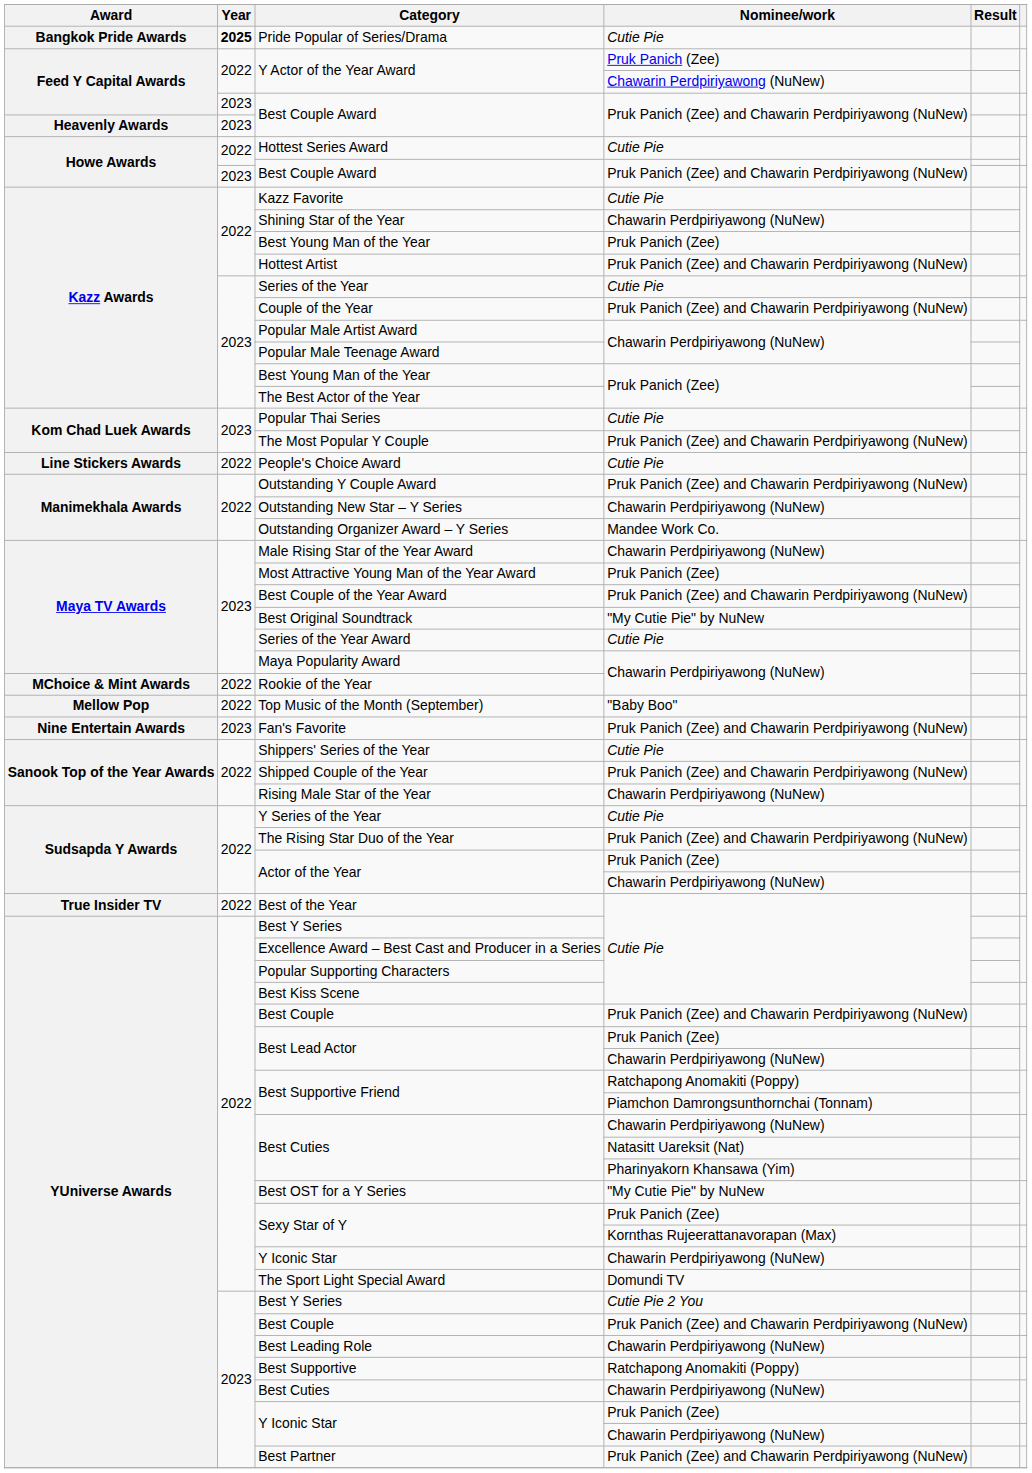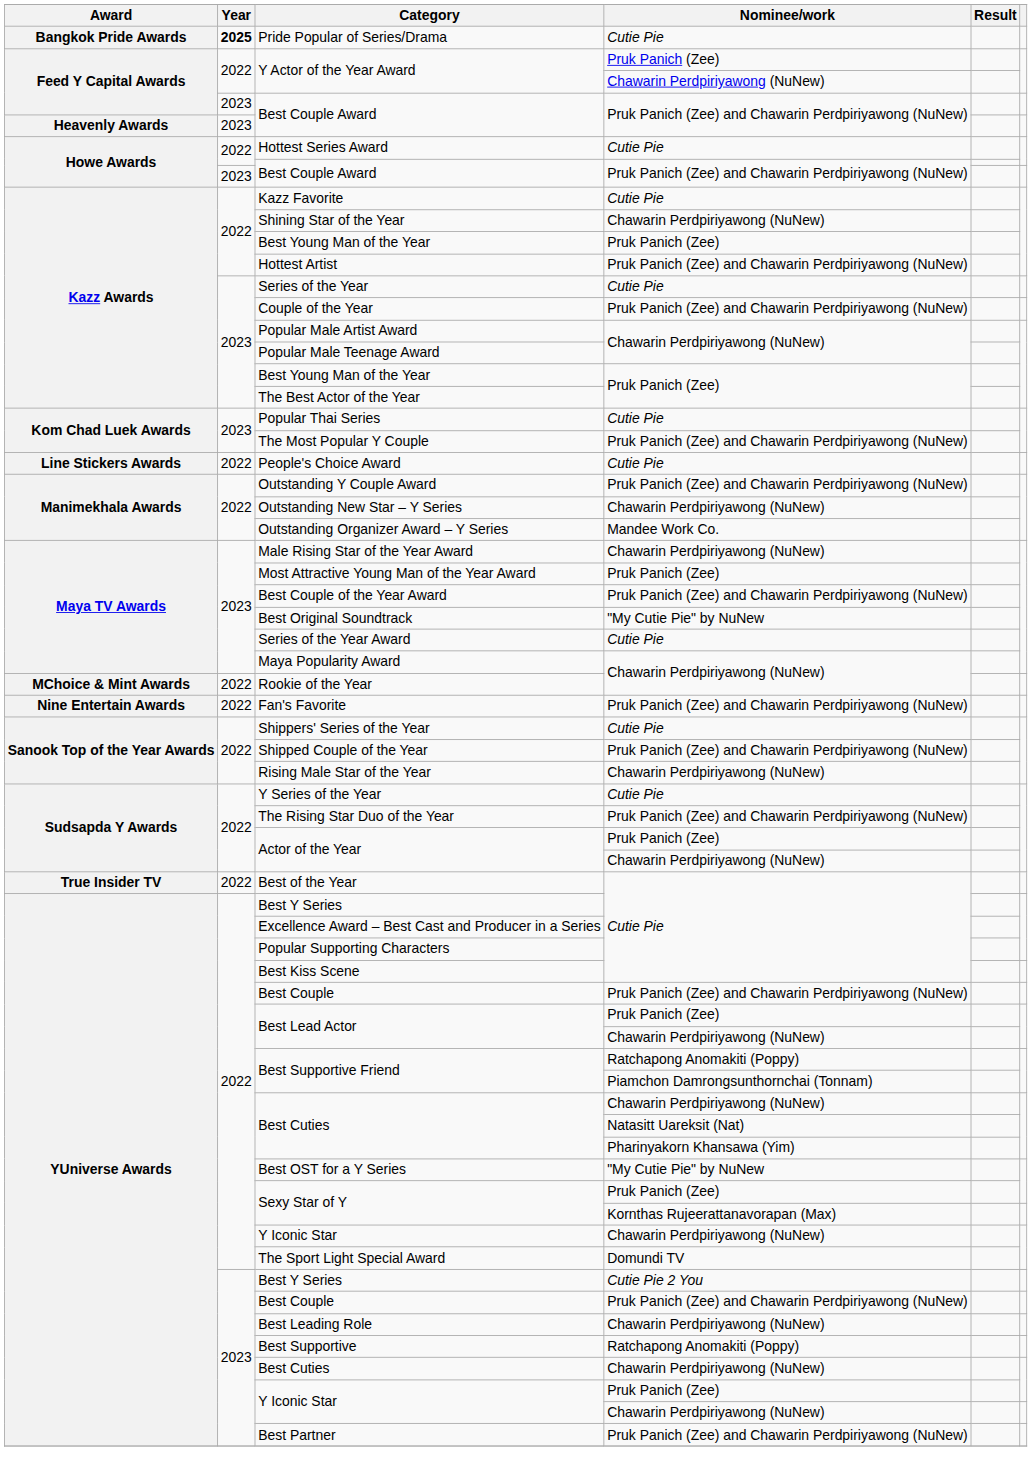- row: (371, 706)
(236, 728) 2023 -> (236, 706) 2022
